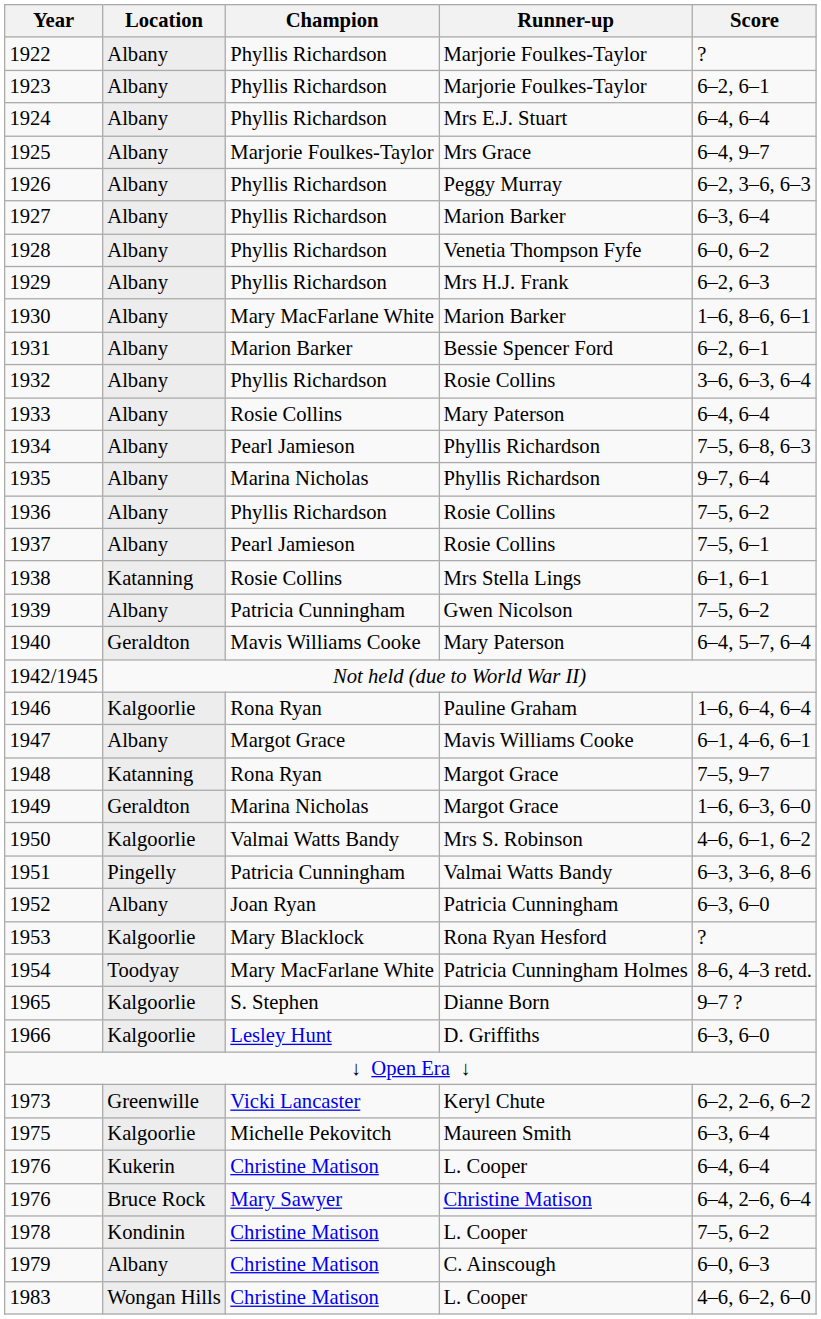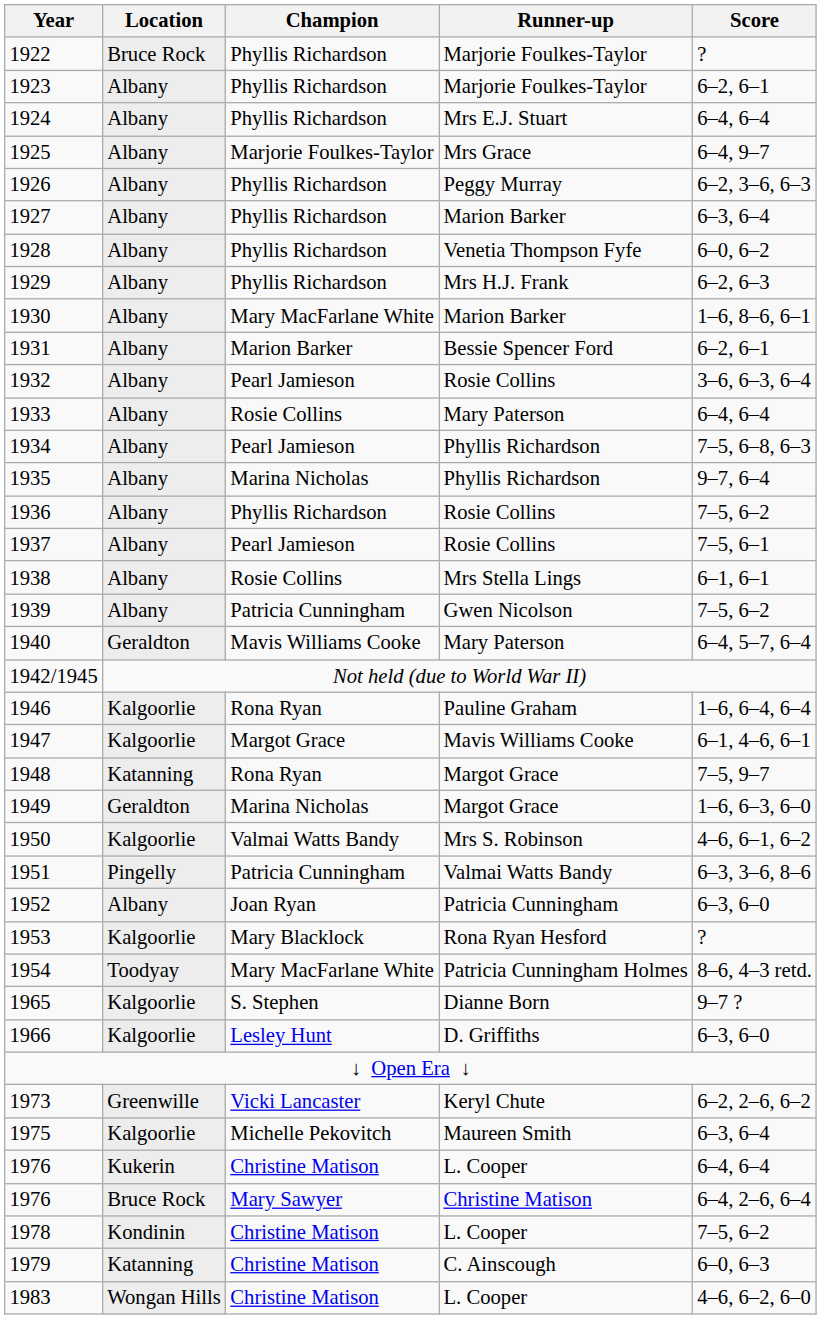(138, 53) Albany -> (156, 53) Bruce Rock
(309, 380) Phyllis Richardson -> (293, 380) Pearl Jamieson
(150, 577) Katanning -> (138, 577) Albany
(138, 741) Albany -> (151, 741) Kalgoorlie
(138, 1264) Albany -> (150, 1264) Katanning
